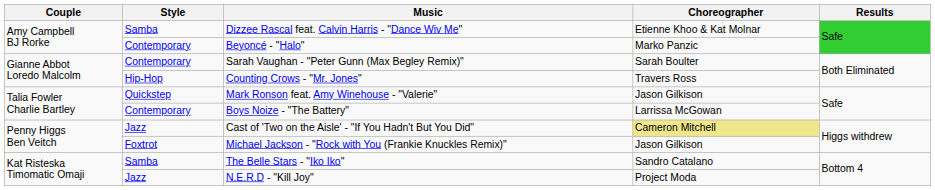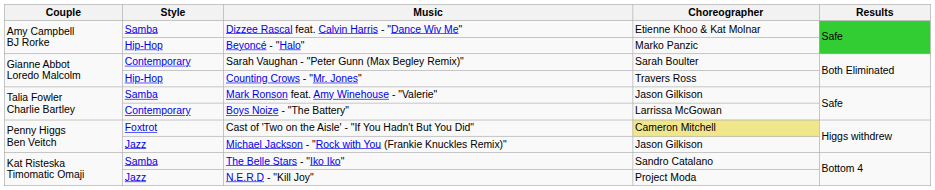(158, 45) Contemporary -> (144, 45) Hip-Hop
(148, 95) Quickstep -> (141, 95) Samba
(135, 128) Jazz -> (141, 128) Foxtrot
(141, 144) Foxtrot -> (135, 144) Jazz
